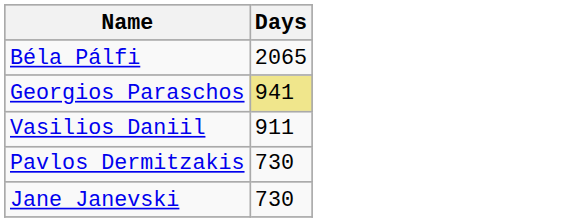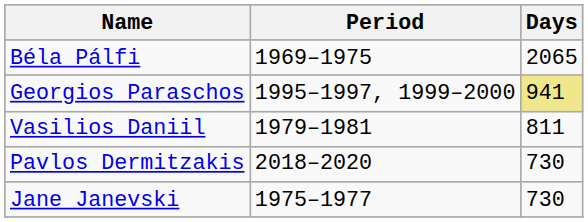+ column: (385, 23)
(274, 129) 911 -> (545, 129) 811
